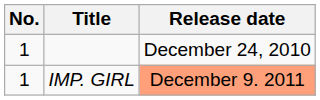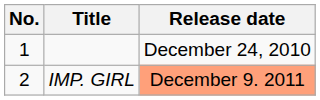(24, 79) 1 -> (24, 79) 2
